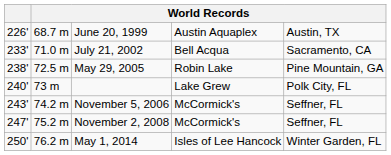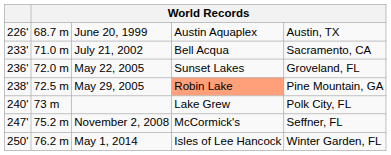+ row: (109, 68)
(204, 68) no background -> (204, 86) lightsalmon background
- row: (122, 104)
